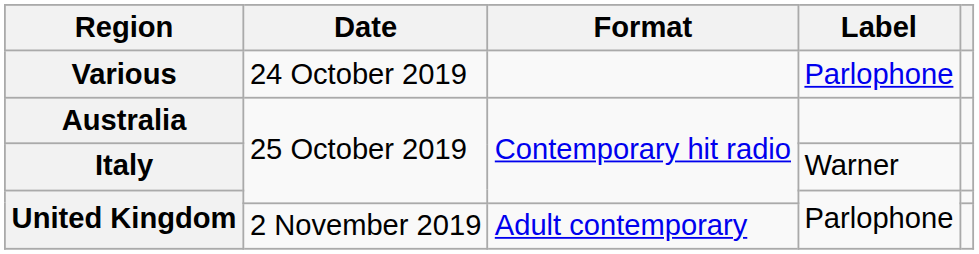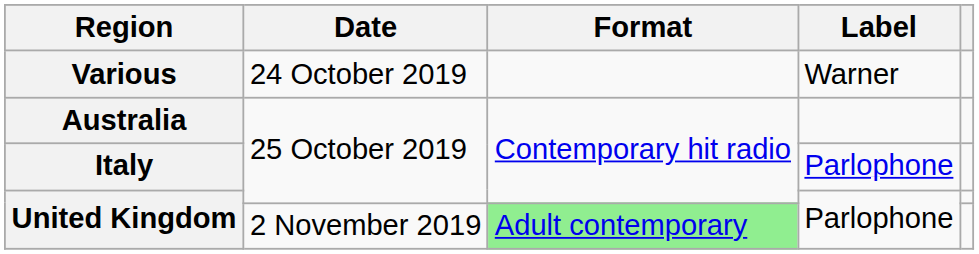(879, 73) Parlophone -> (852, 73) Warner
(852, 166) Warner -> (879, 166) Parlophone
(621, 225) no background -> (621, 225) lightgreen background
